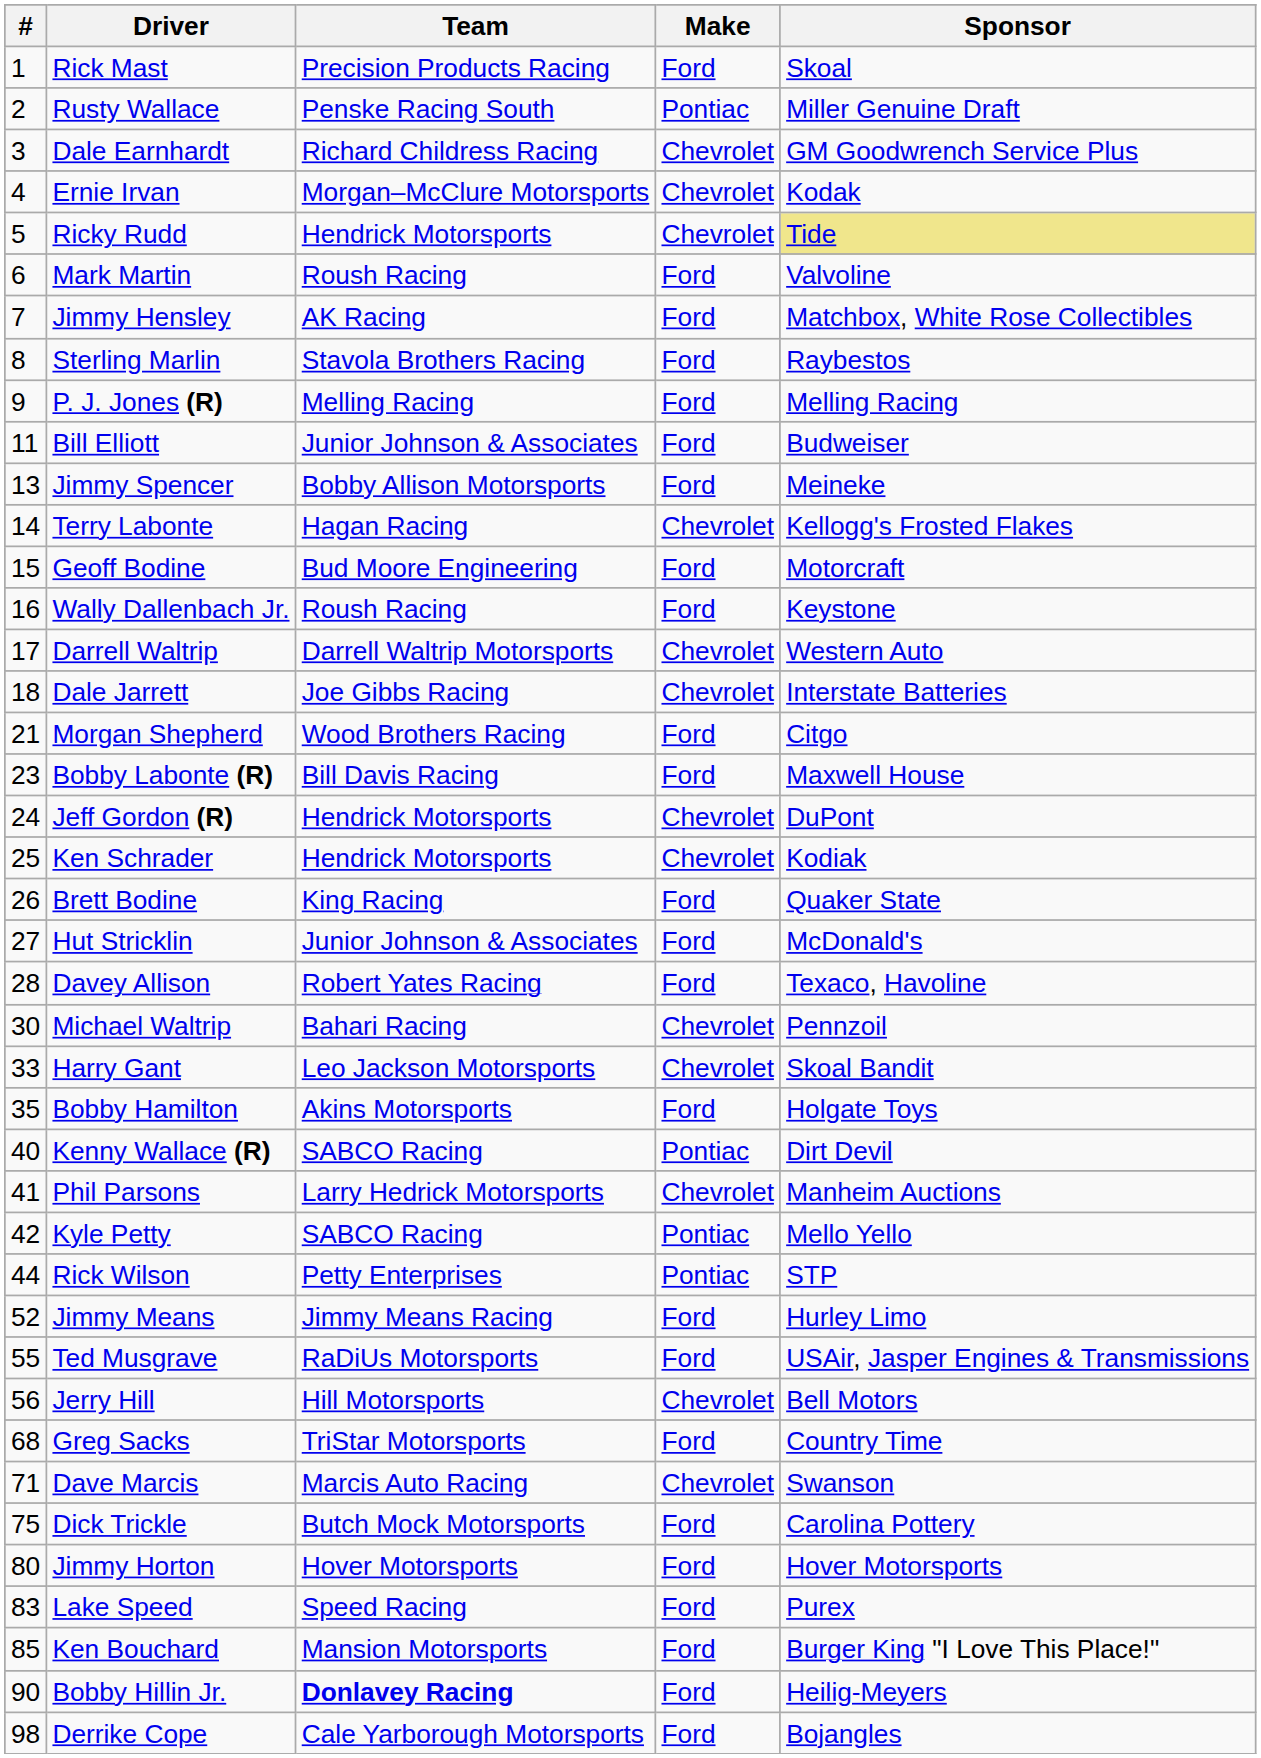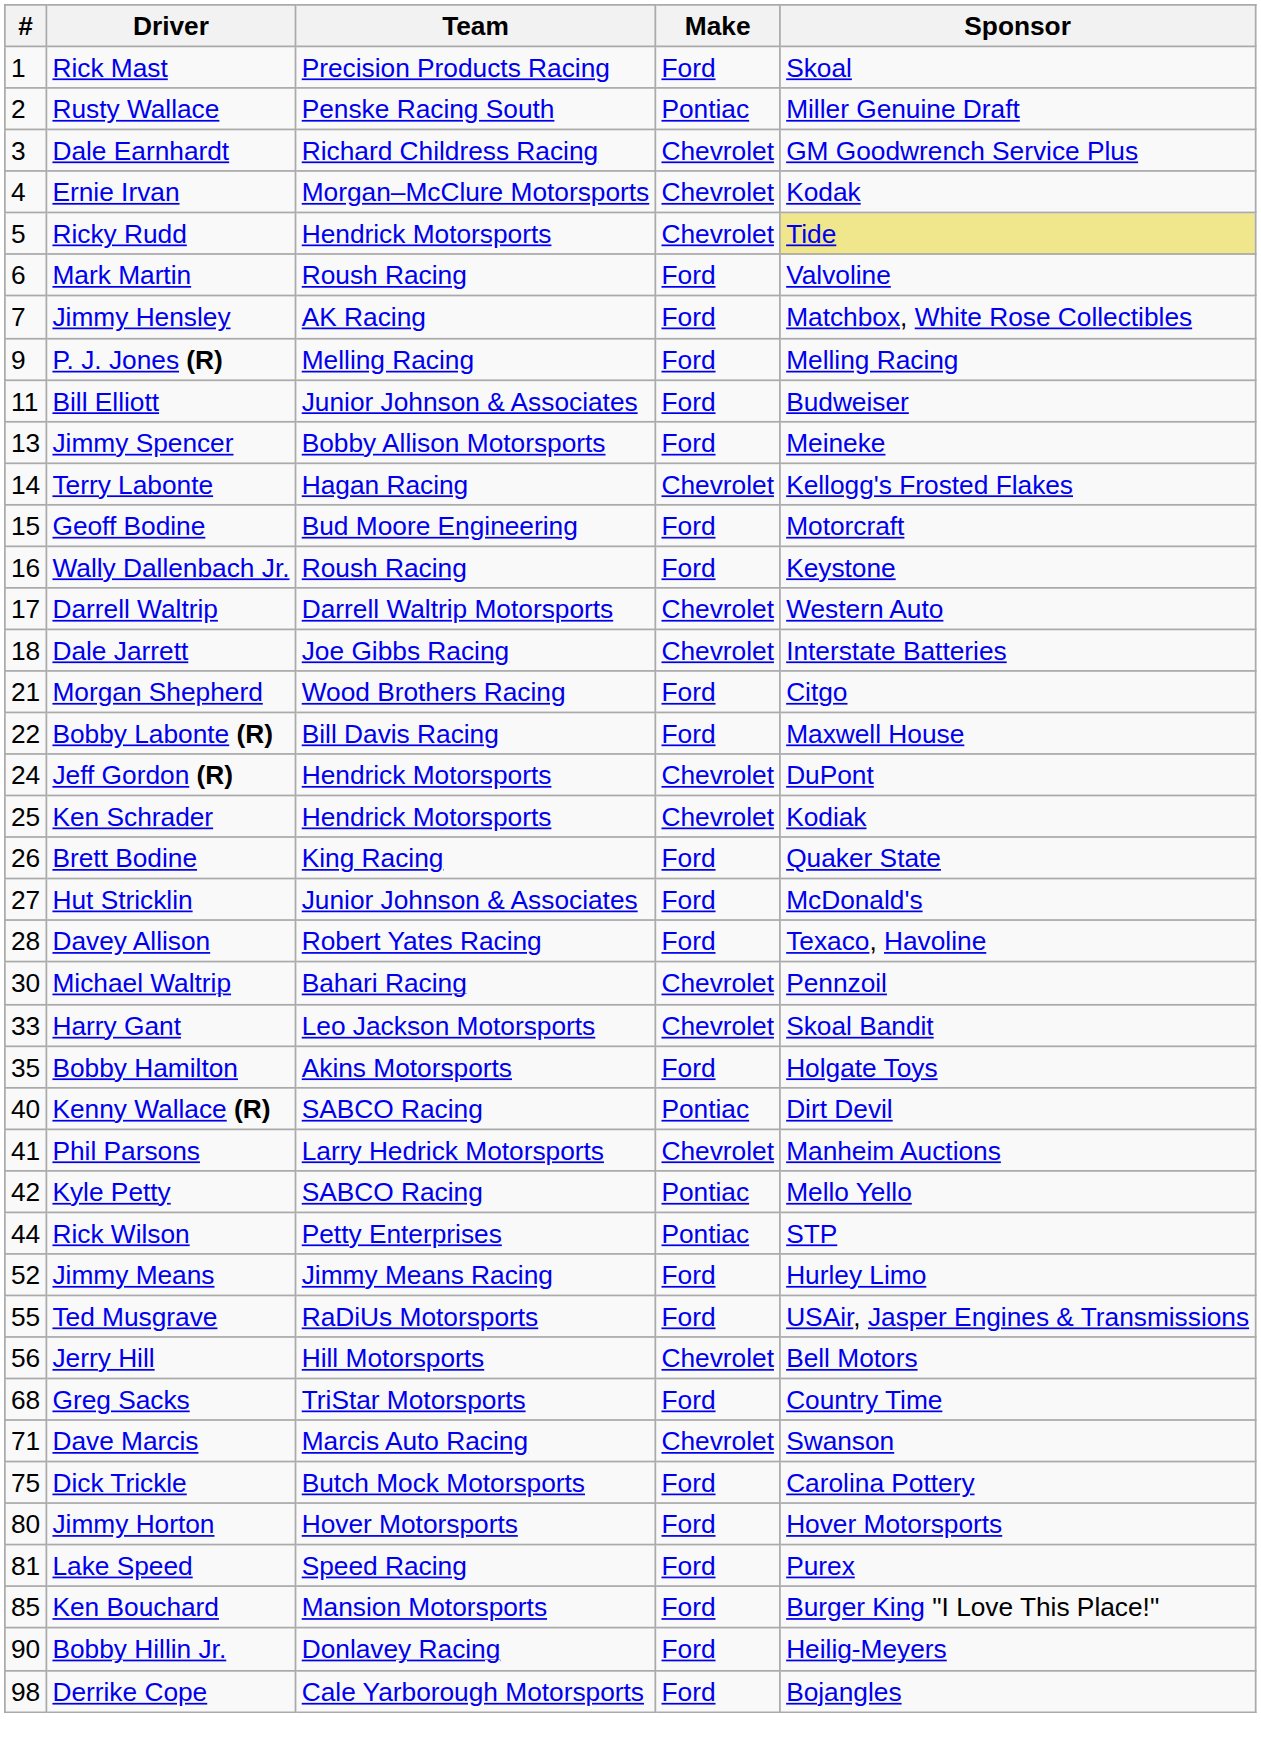- row: (136, 359)
(26, 775) 23 -> (26, 734) 22
(26, 1608) 83 -> (26, 1566) 81
(408, 1691) bold -> (401, 1649) normal
